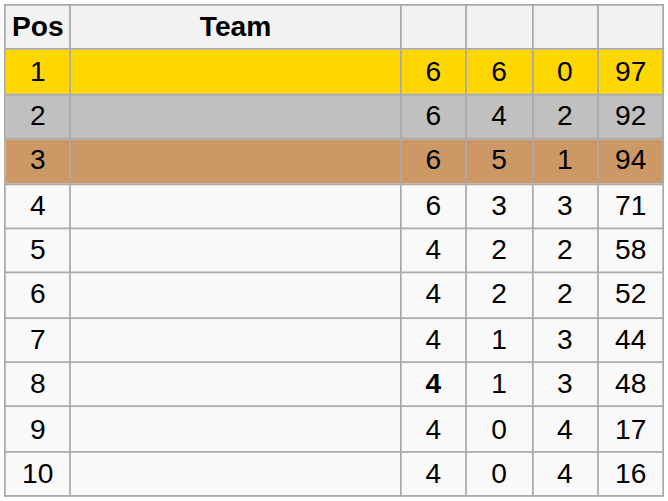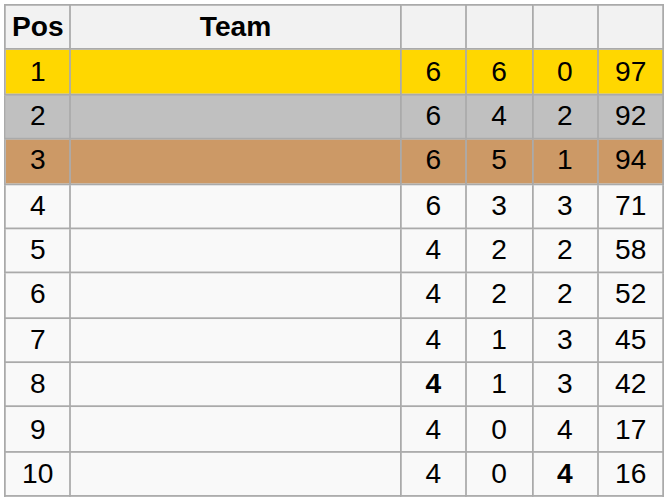(631, 339) 44 -> (631, 339) 45
(631, 384) 48 -> (631, 384) 42
(565, 473) normal -> (565, 473) bold
